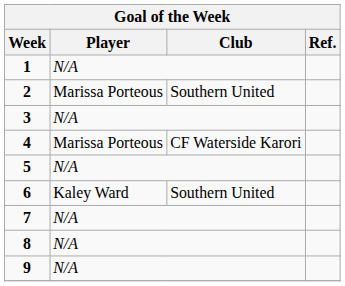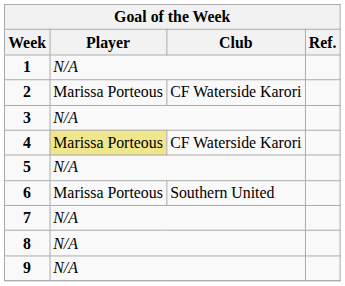(222, 92) Southern United -> (236, 92) CF Waterside Karori
(108, 142) no background -> (108, 142) khaki background
(91, 192) Kaley Ward -> (108, 192) Marissa Porteous
